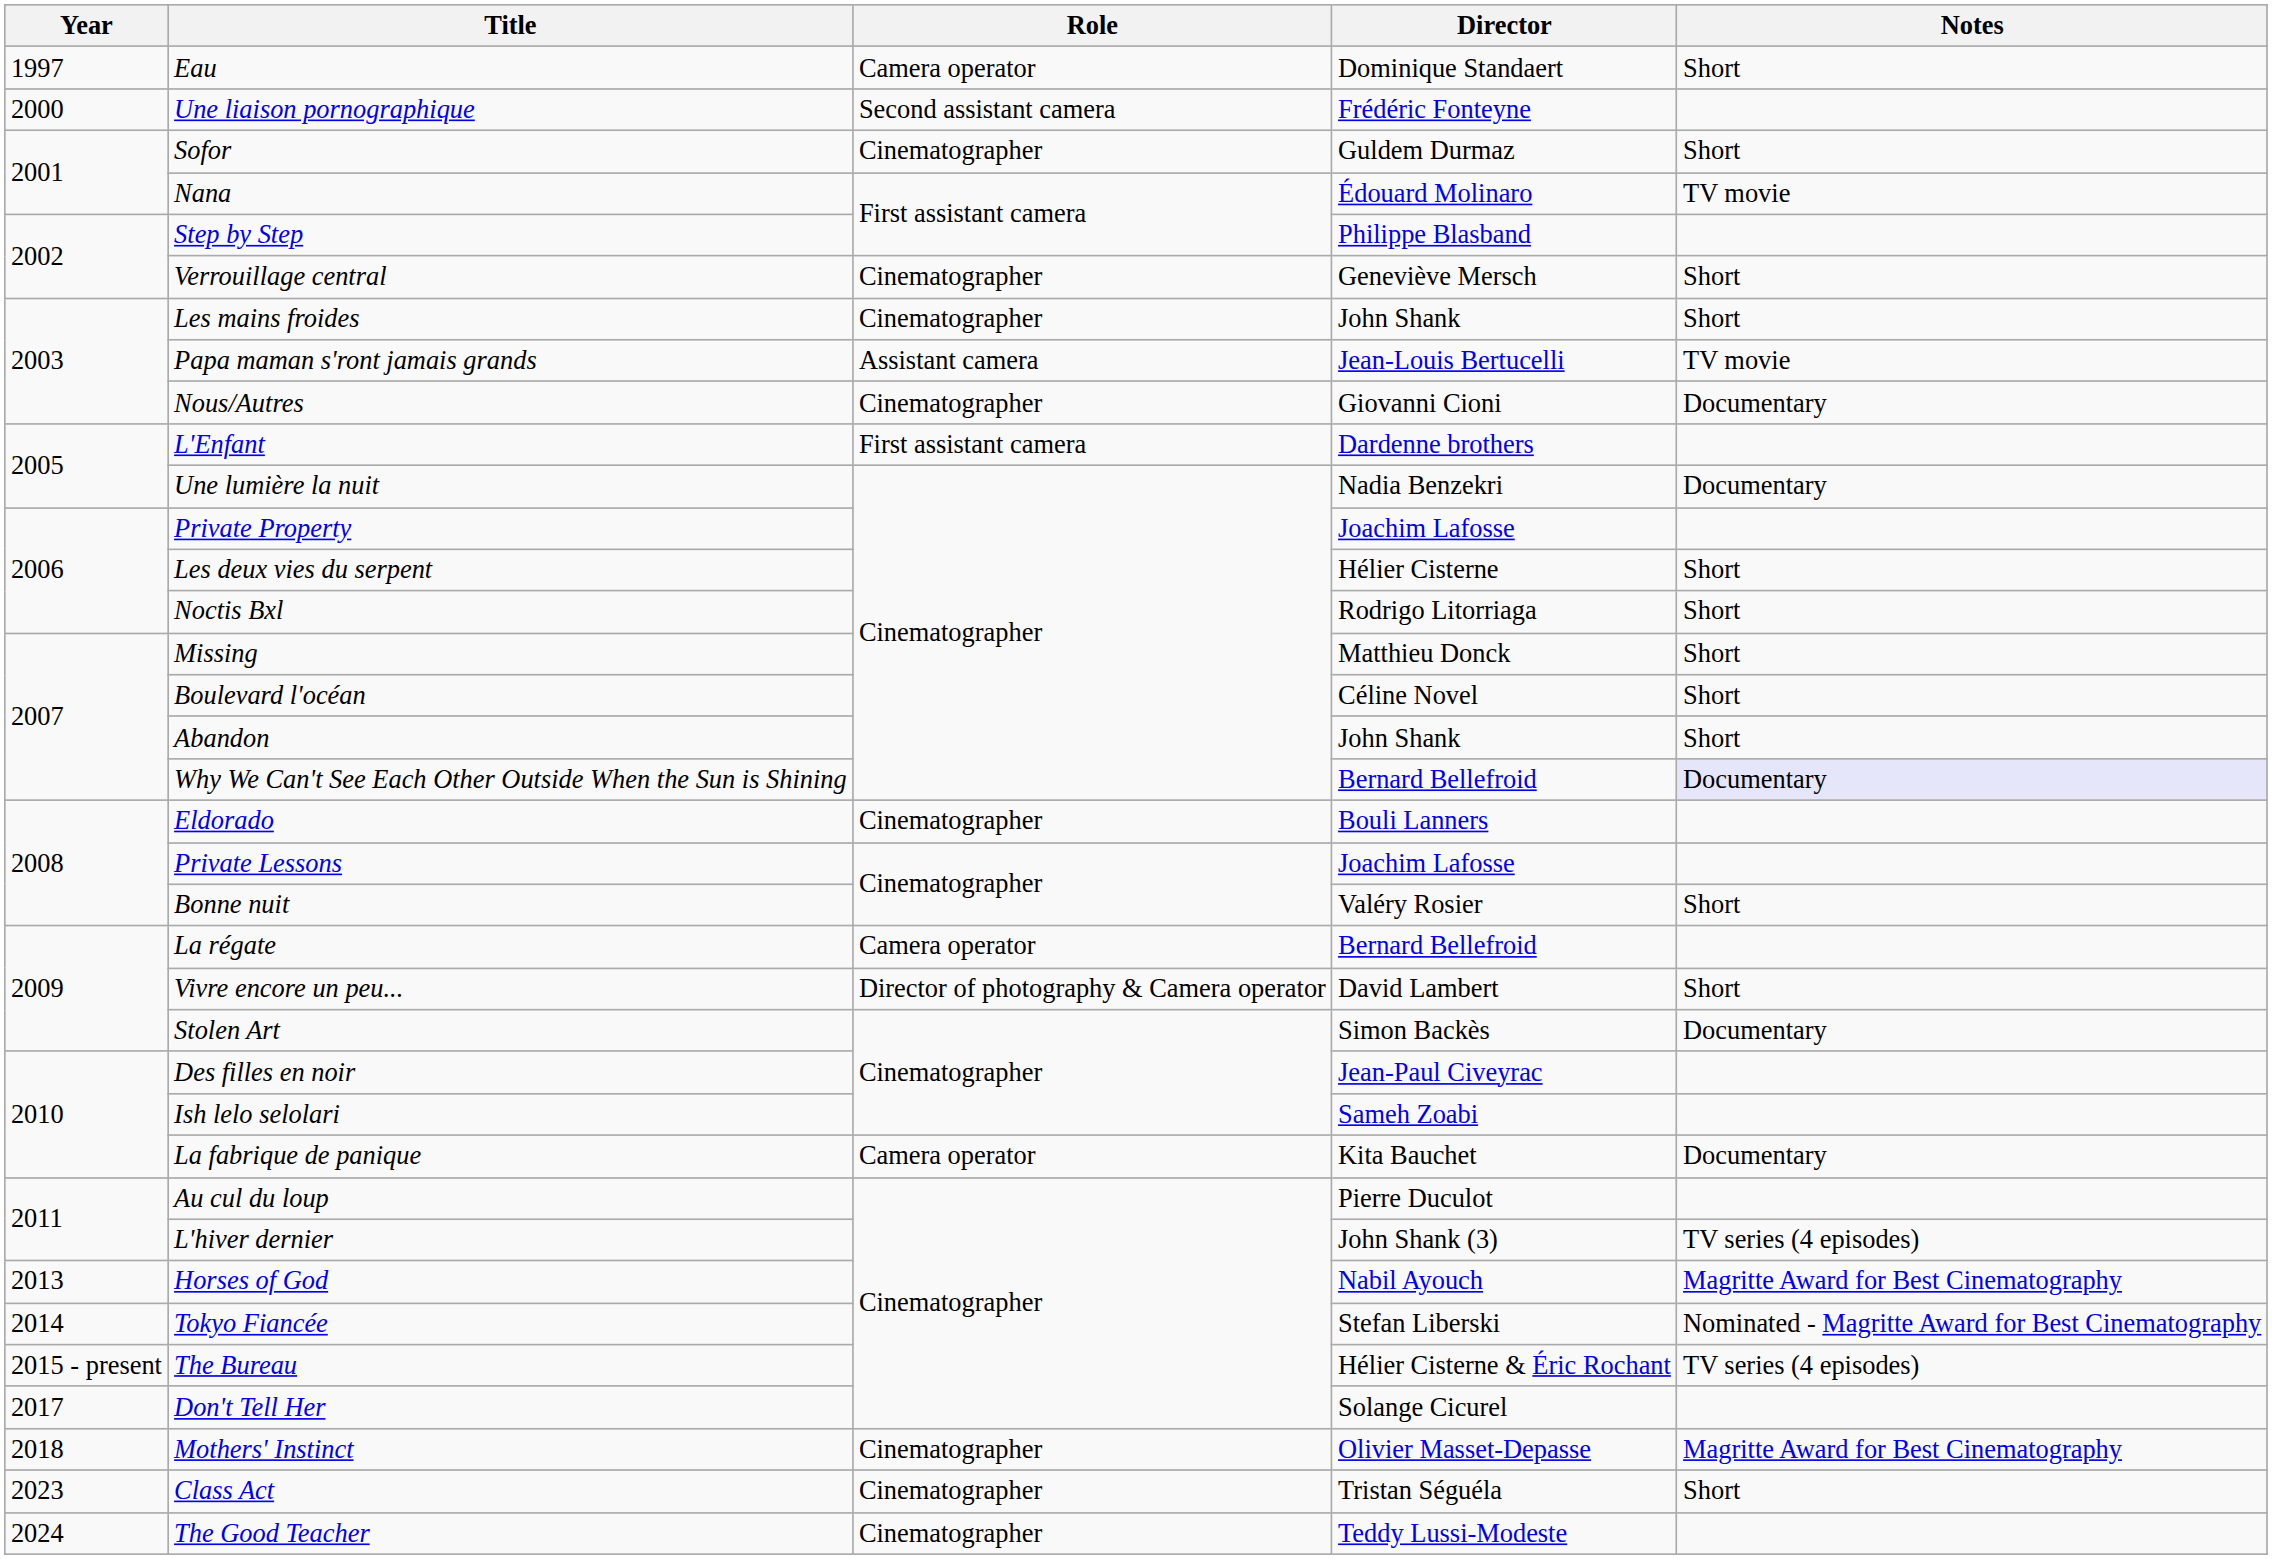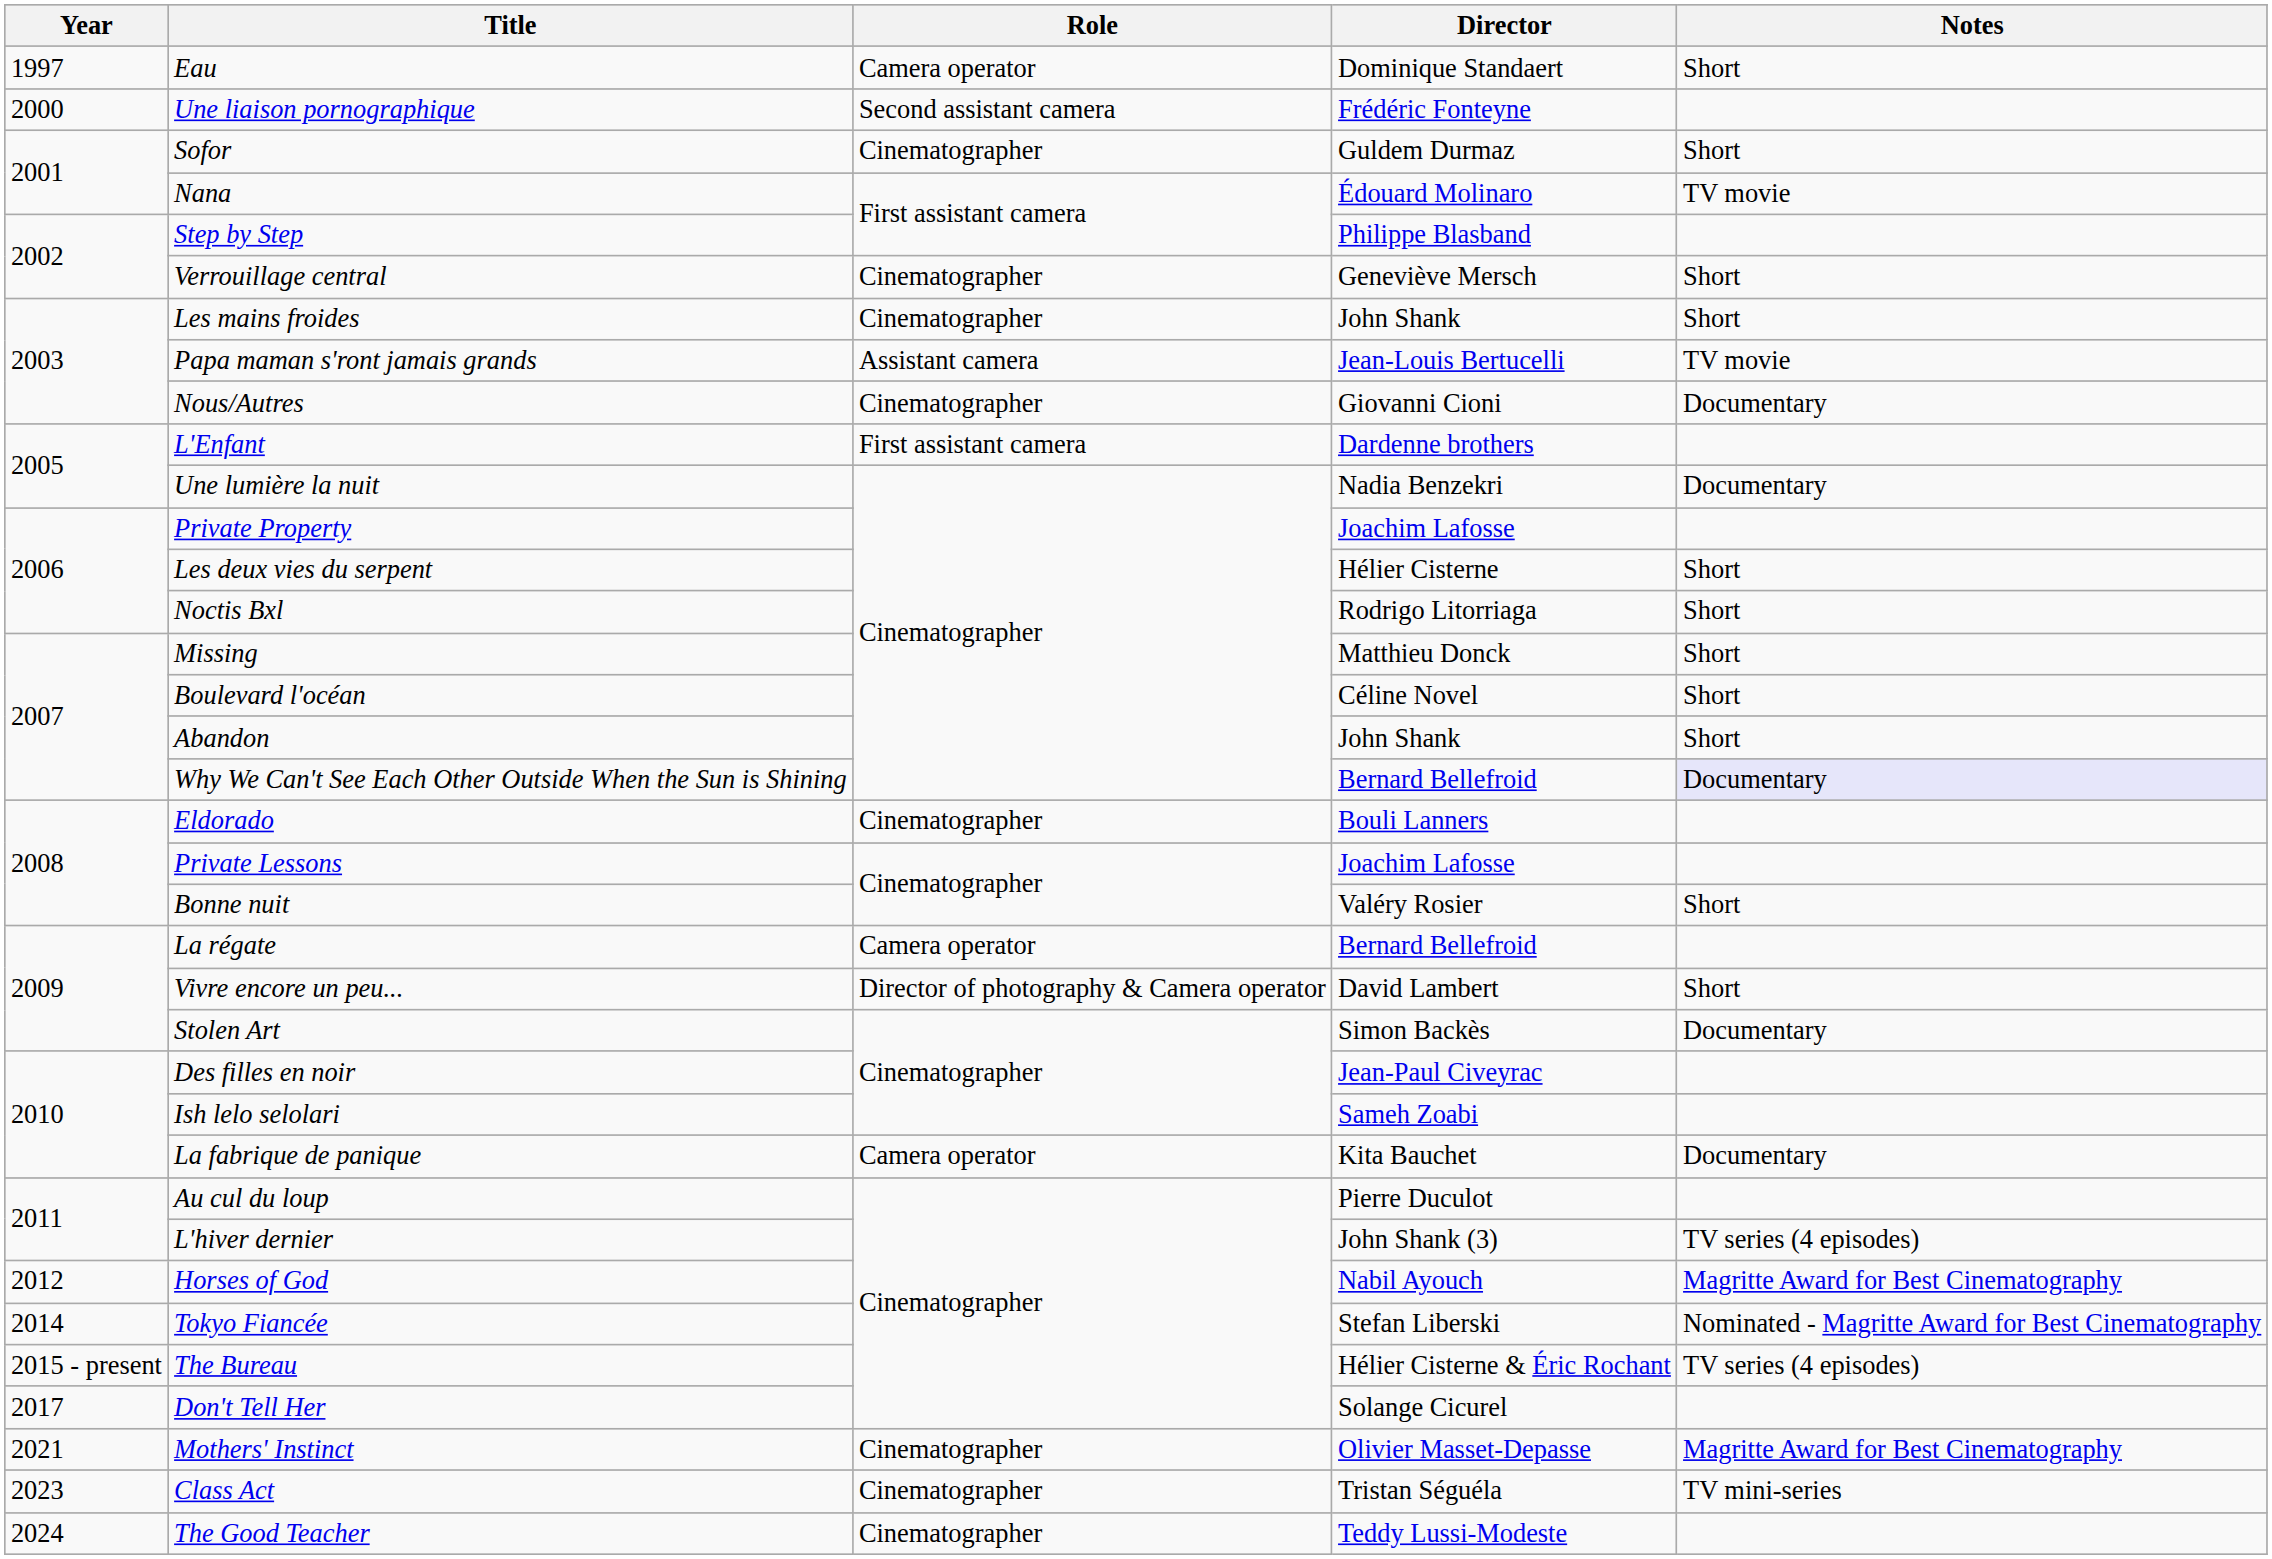(37, 1281) 2013 -> (37, 1281) 2012
(37, 1448) 2018 -> (37, 1448) 2021
(1712, 1490) Short -> (1762, 1490) TV mini-series
